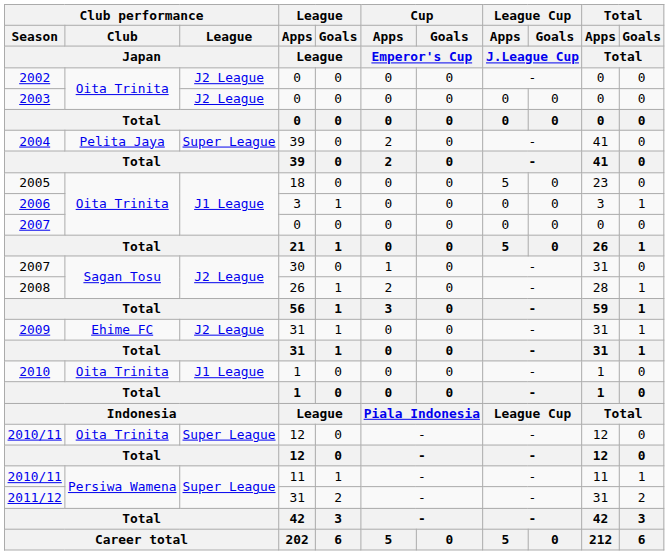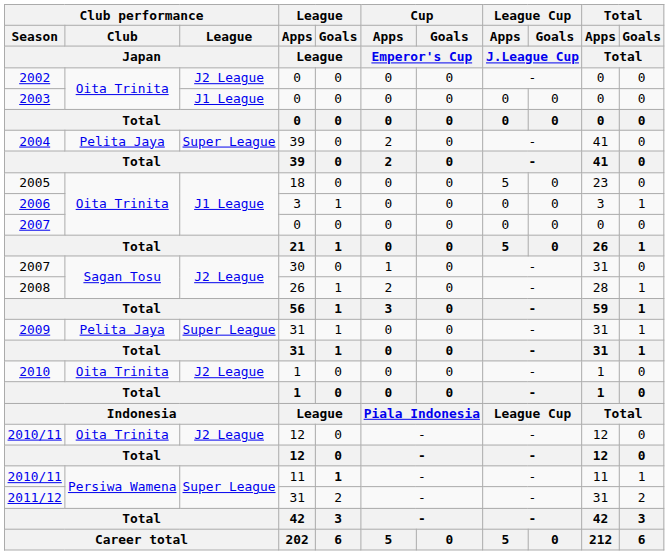(229, 99) J2 League -> (229, 99) J1 League
(122, 330) Ehime FC -> (122, 330) Pelita Jaya
(229, 330) J2 League -> (229, 330) Super League
(229, 372) J1 League -> (229, 372) J2 League
(229, 434) Super League -> (229, 434) J2 League
(338, 476) normal -> (338, 476) bold
